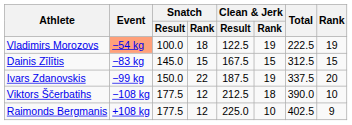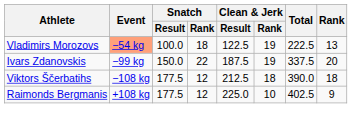(332, 45) 19 -> (332, 45) 13
- row: (35, 62)
(332, 95) 10 -> (332, 79) 18
